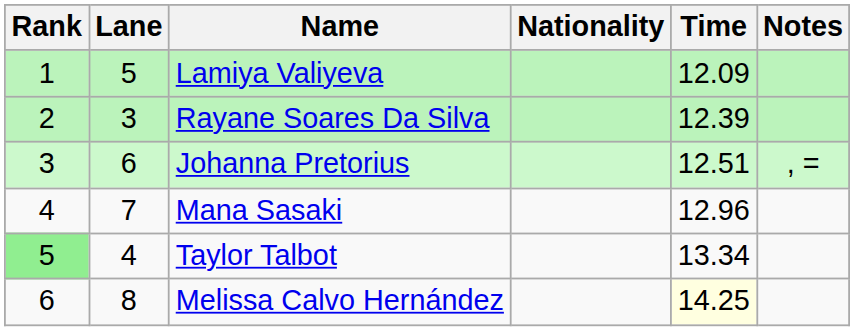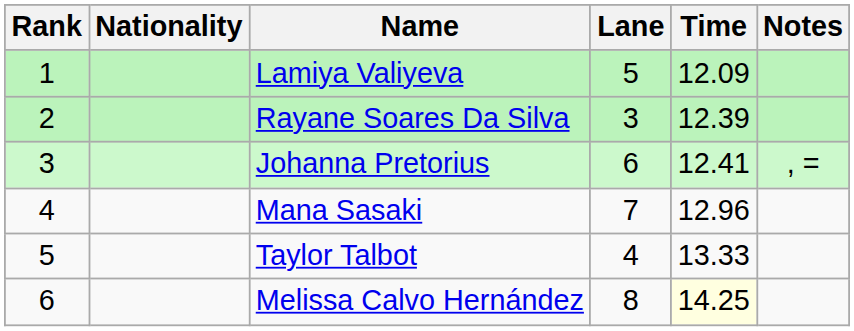columns swapped: (129, 27) <-> (591, 27)
(714, 164) 12.51 -> (714, 164) 12.41
(47, 255) lightgreen background -> (47, 255) no background
(714, 255) 13.34 -> (714, 255) 13.33
